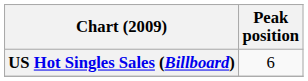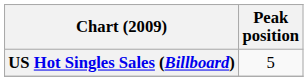(271, 62) 6 -> (271, 62) 5
